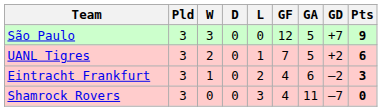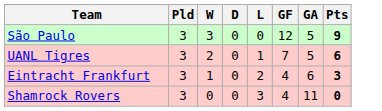- column: (336, 15)
